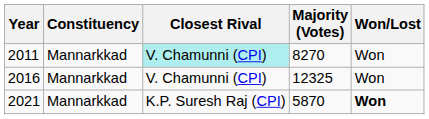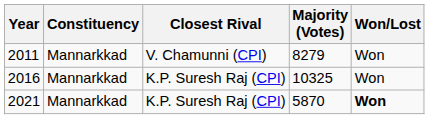(206, 55) paleturquoise background -> (206, 55) no background
(308, 55) 8270 -> (308, 55) 8279
(206, 78) V. Chamunni (CPI) -> (216, 78) K.P. Suresh Raj (CPI)
(313, 78) 12325 -> (313, 78) 10325
